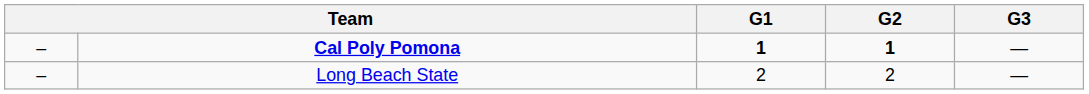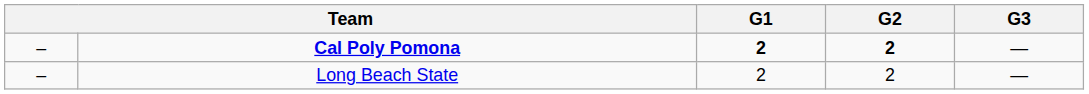(761, 47) 1 -> (761, 47) 2
(890, 47) 1 -> (890, 47) 2
